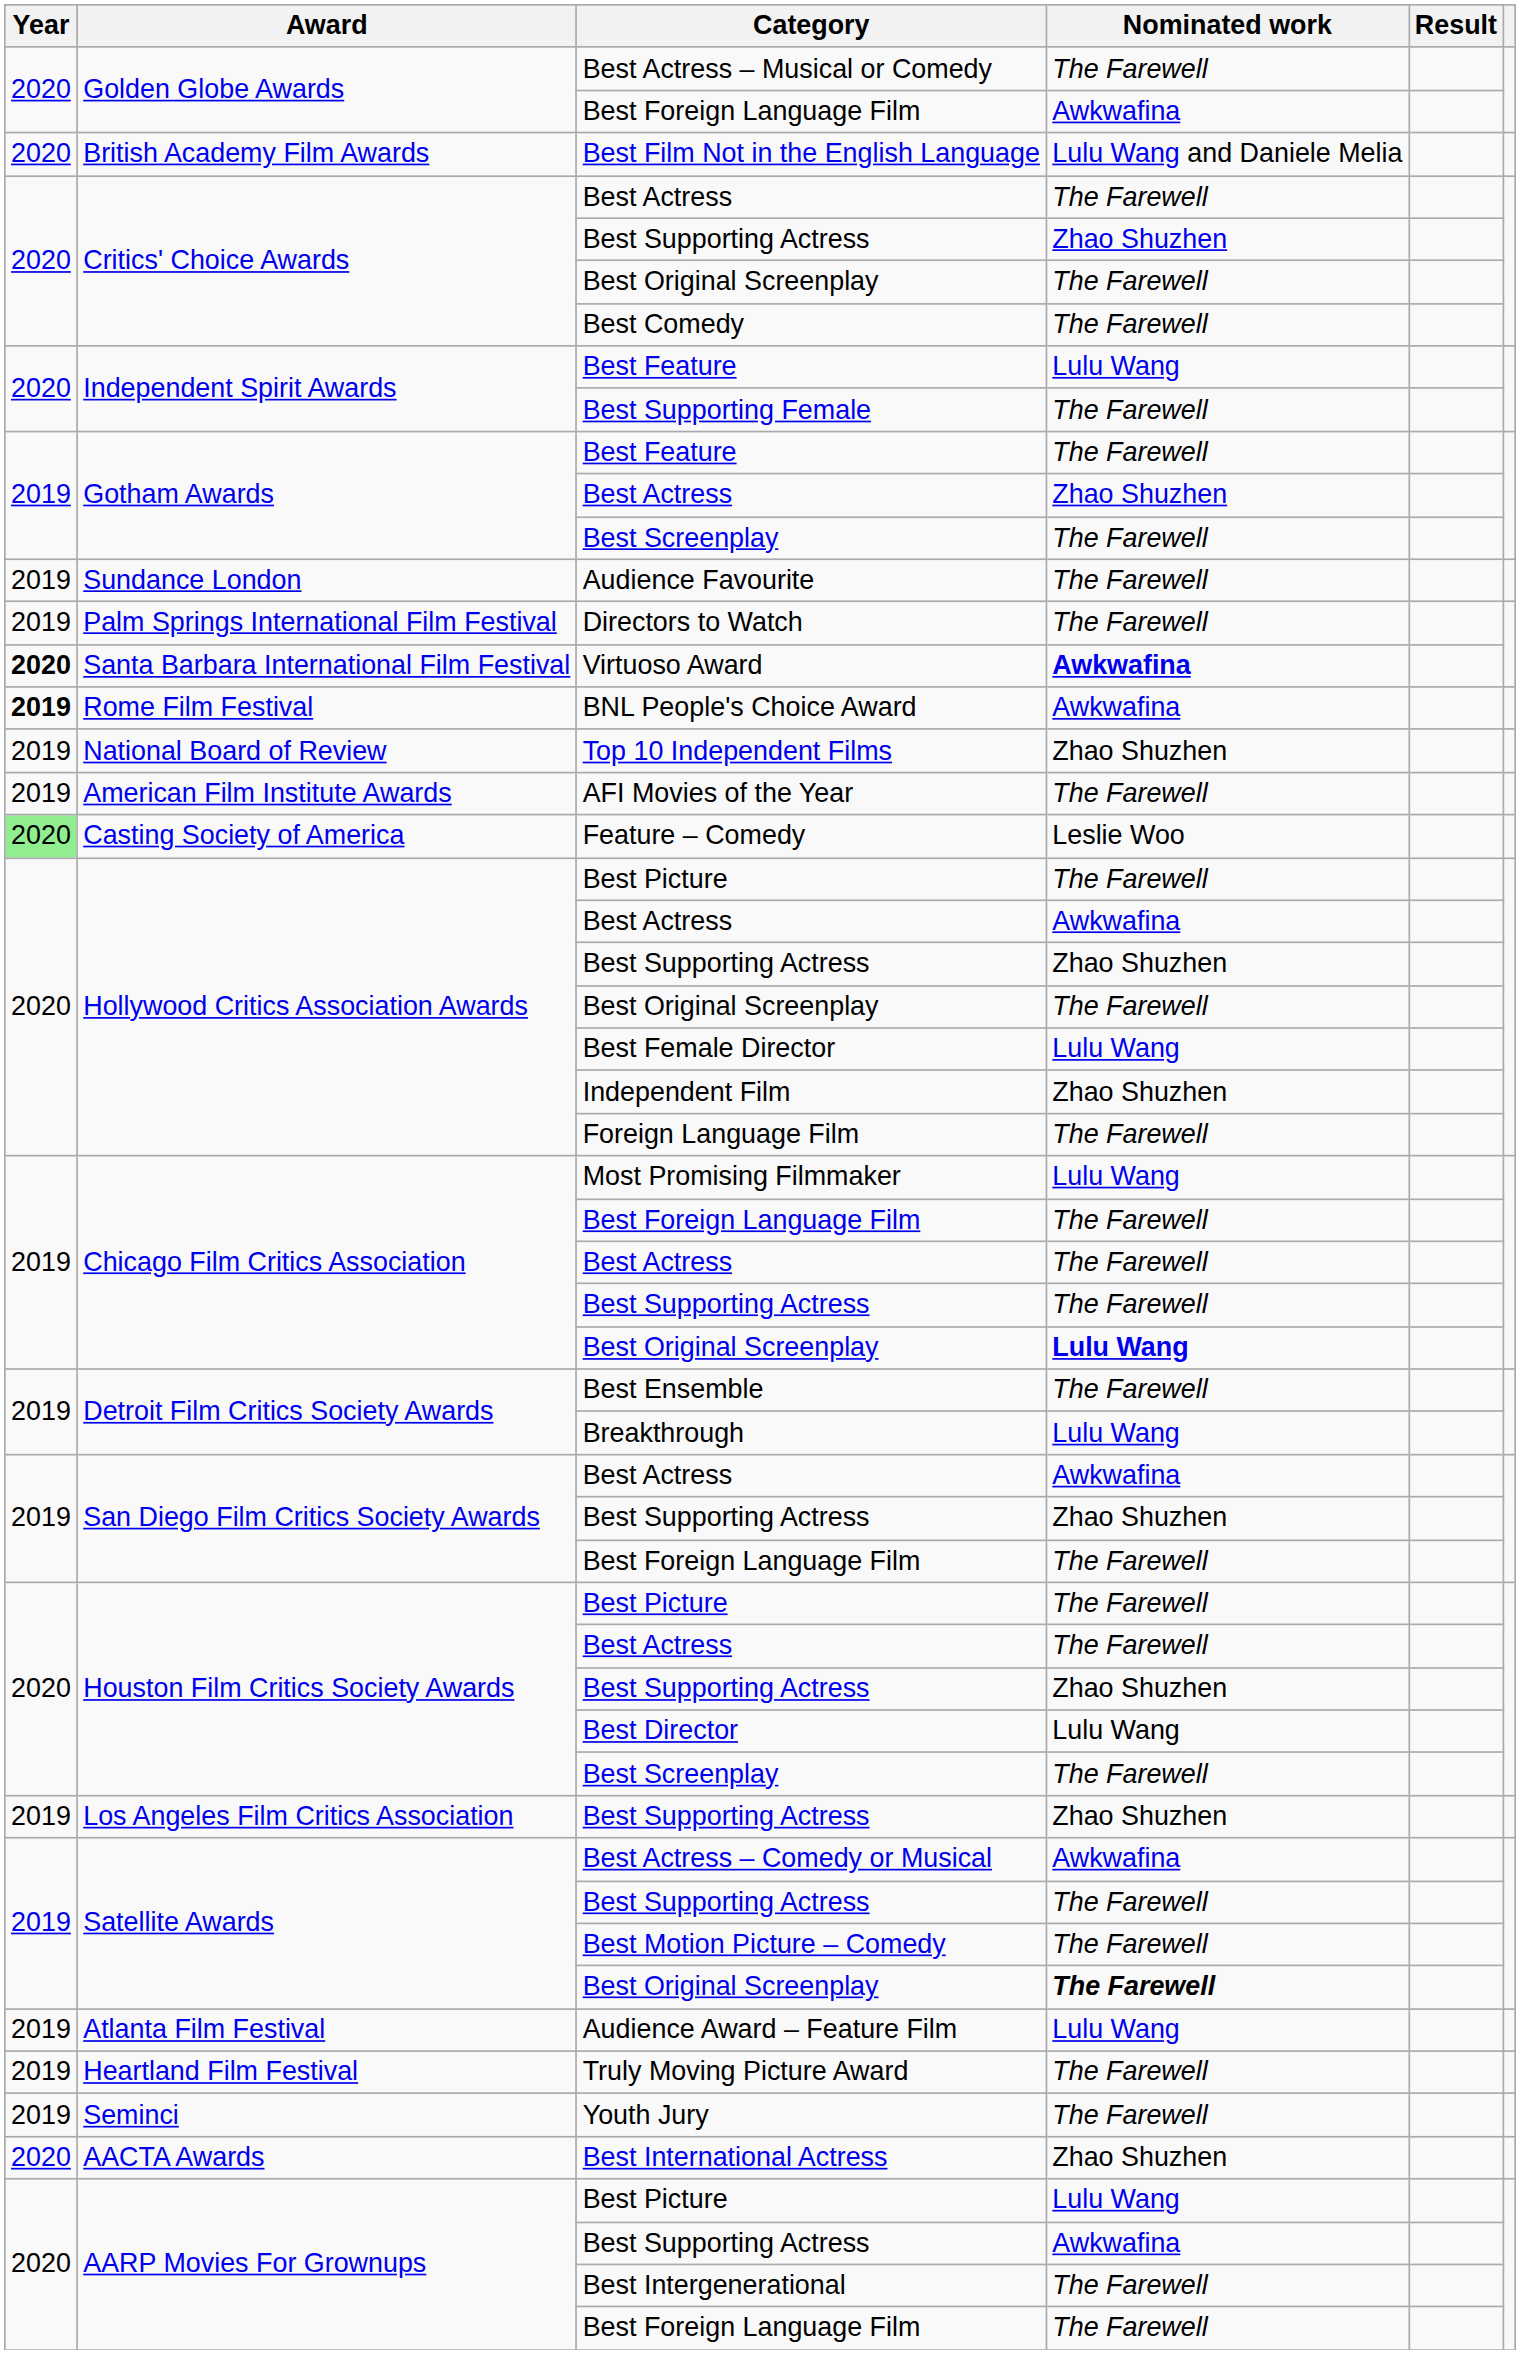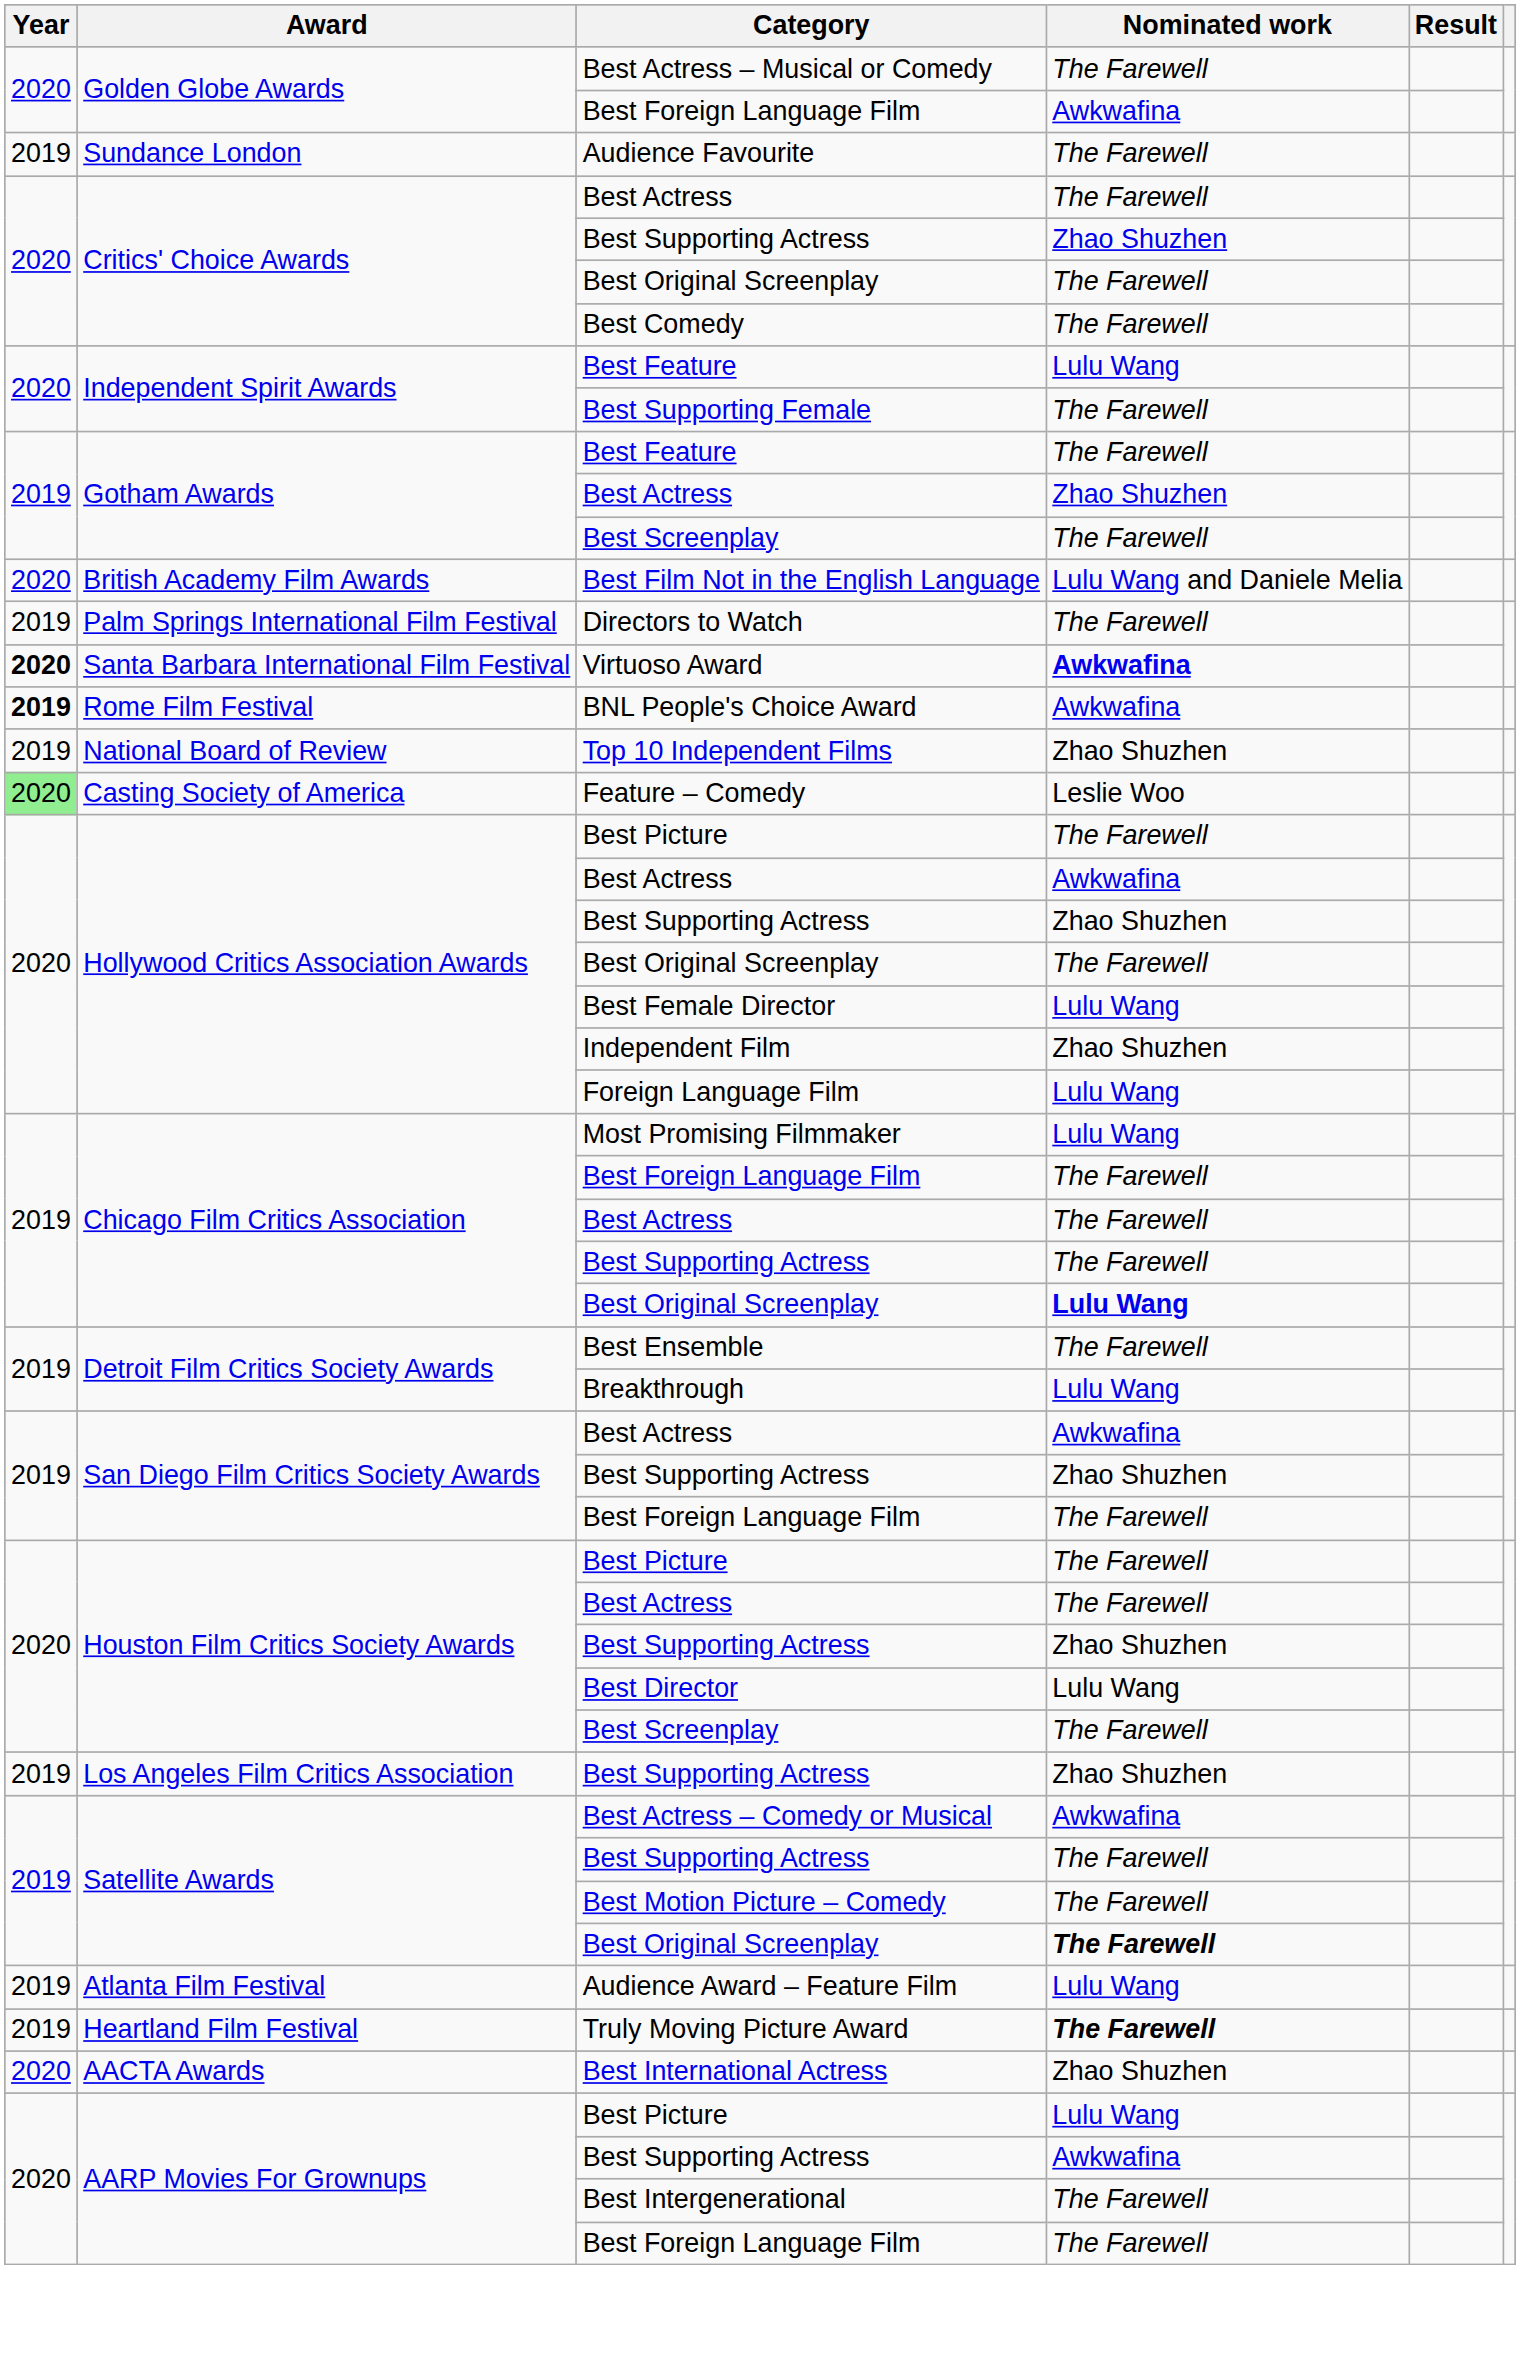rows swapped: (256, 153) <-> (192, 580)
- row: (267, 793)
(1130, 1134) The Farewell -> (1116, 1091) Lulu Wang
(1130, 2072) normal -> (1134, 2029) bold
- row: (131, 2114)
